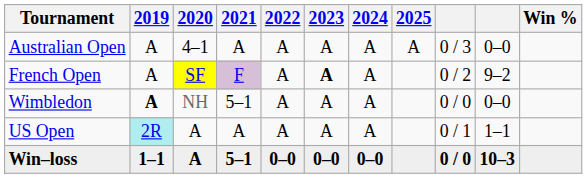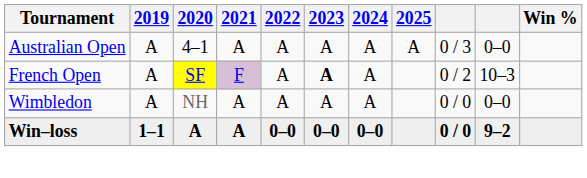(497, 74) 9–2 -> (497, 74) 10–3
(151, 103) bold -> (151, 103) normal
(239, 103) 5–1 -> (239, 103) A
- row: (41, 131)
(239, 159) 5–1 -> (239, 131) A
(497, 159) 10–3 -> (497, 131) 9–2
